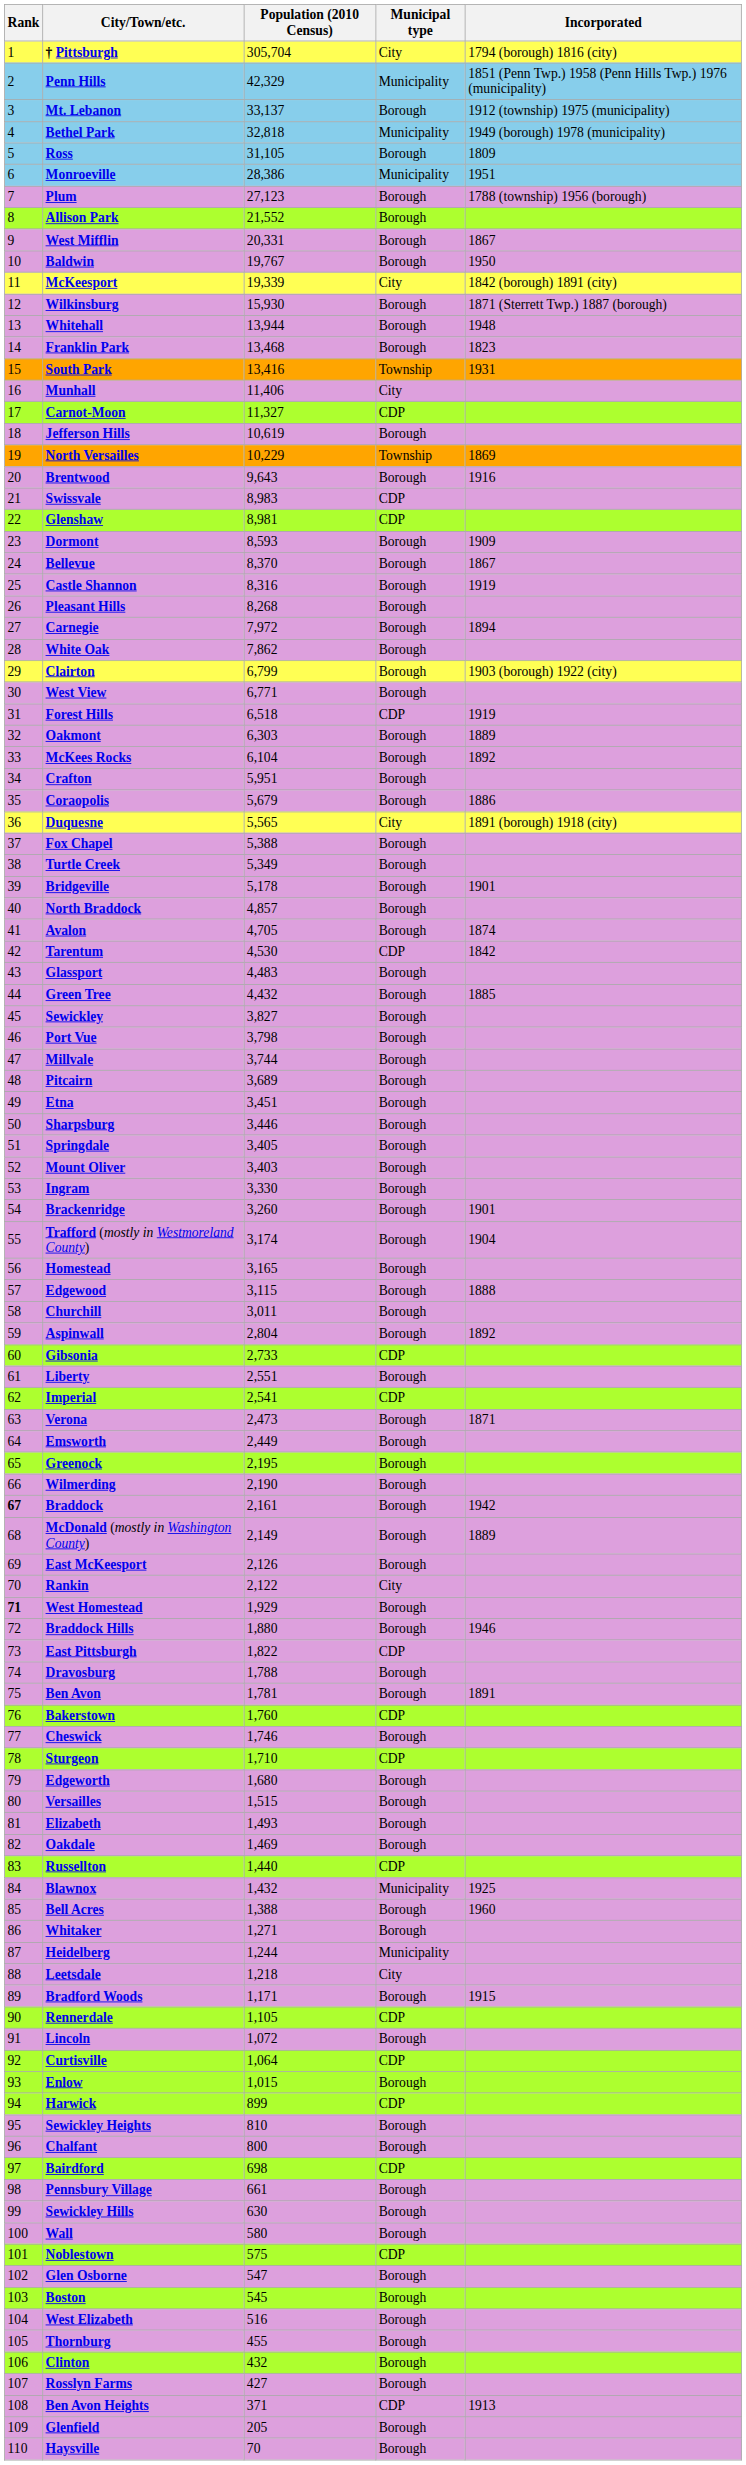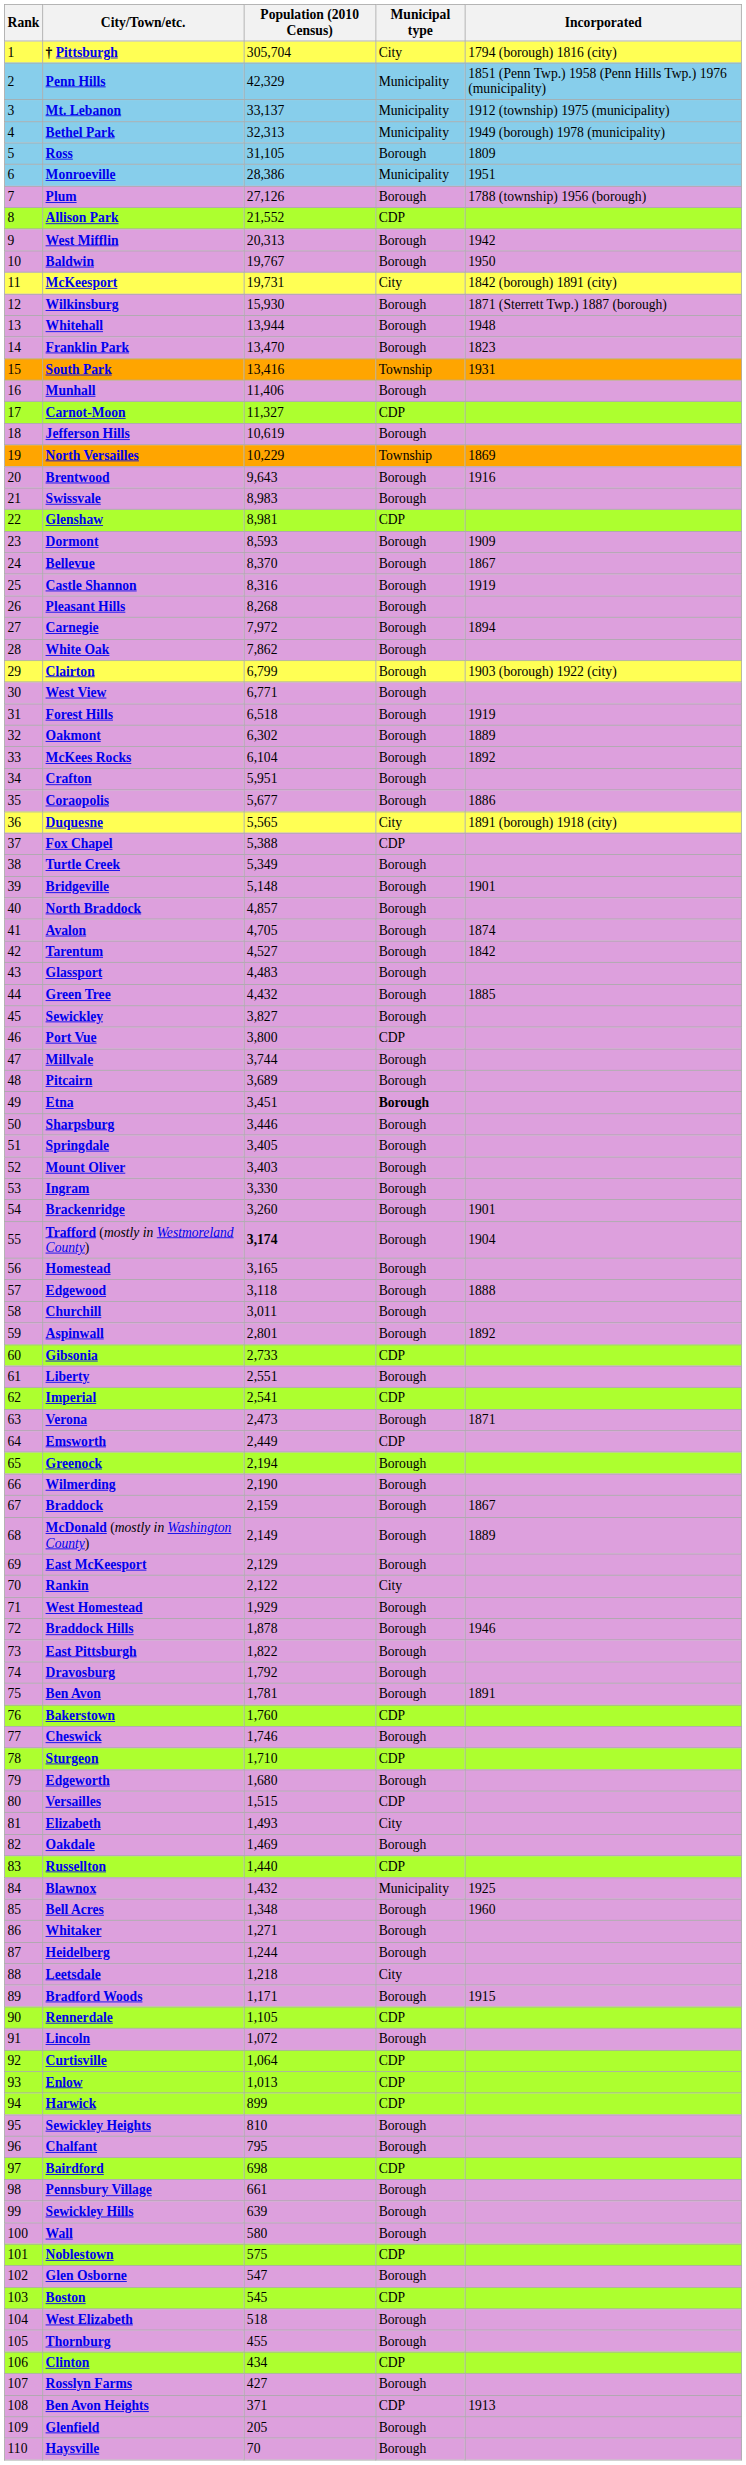(402, 110) Borough -> (414, 110) Municipality
(266, 132) 32,818 -> (266, 132) 32,313
(266, 196) 27,123 -> (266, 196) 27,126
(402, 218) Borough -> (392, 218) CDP
(266, 240) 20,331 -> (266, 240) 20,313
(482, 240) 1867 -> (482, 240) 1942
(266, 283) 19,339 -> (266, 283) 19,731
(266, 347) 13,468 -> (266, 347) 13,470
(390, 390) City -> (402, 390) Borough
(392, 498) CDP -> (402, 498) Borough
(392, 714) CDP -> (402, 714) Borough
(262, 736) 6,303 -> (262, 736) 6,302
(262, 800) 5,679 -> (262, 800) 5,677
(402, 843) Borough -> (392, 843) CDP
(262, 887) 5,178 -> (262, 887) 5,148
(262, 951) 4,530 -> (262, 951) 4,527
(392, 951) CDP -> (402, 951) Borough
(262, 1038) 3,798 -> (262, 1038) 3,800
(402, 1038) Borough -> (392, 1038) CDP
(402, 1102) normal -> (404, 1102) bold
(262, 1239) normal -> (262, 1239) bold
(262, 1290) 3,115 -> (262, 1290) 3,118
(262, 1333) 2,804 -> (262, 1333) 2,801
(402, 1441) Borough -> (392, 1441) CDP
(262, 1463) 2,195 -> (262, 1463) 2,194
(14, 1506) bold -> (14, 1506) normal
(262, 1506) 2,161 -> (262, 1506) 2,159
(482, 1506) 1942 -> (482, 1506) 1867
(262, 1564) 2,126 -> (262, 1564) 2,129
(14, 1607) bold -> (14, 1607) normal
(262, 1629) 1,880 -> (262, 1629) 1,878
(392, 1651) CDP -> (402, 1651) Borough
(262, 1672) 1,788 -> (262, 1672) 1,792
(402, 1801) Borough -> (392, 1801) CDP
(402, 1823) Borough -> (390, 1823) City
(262, 1909) 1,388 -> (262, 1909) 1,348
(414, 1952) Municipality -> (402, 1952) Borough
(262, 2082) 1,015 -> (262, 2082) 1,013
(402, 2082) Borough -> (392, 2082) CDP
(257, 2147) 800 -> (257, 2147) 795
(257, 2211) 630 -> (257, 2211) 639
(402, 2298) Borough -> (392, 2298) CDP
(257, 2319) 516 -> (257, 2319) 518
(257, 2362) 432 -> (257, 2362) 434
(402, 2362) Borough -> (392, 2362) CDP
